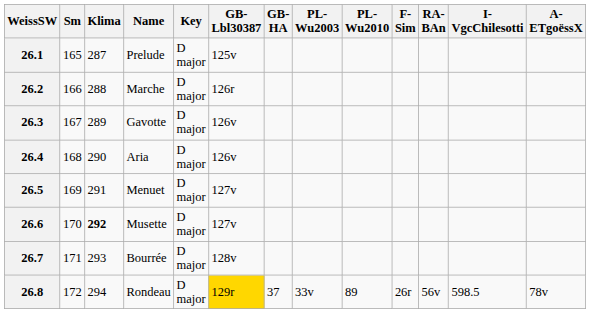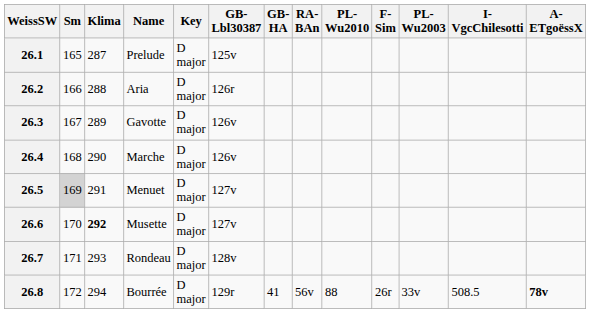columns swapped: (317, 21) <-> (434, 21)
(146, 89) Marche -> (138, 89) Aria
(138, 156) Aria -> (146, 156) Marche
(72, 190) no background -> (72, 190) lightgrey background
(147, 258) Bourrée -> (149, 258) Rondeau
(149, 292) Rondeau -> (147, 292) Bourrée
(223, 292) gold background -> (223, 292) no background
(273, 292) 37 -> (273, 292) 41
(351, 292) 89 -> (331, 292) 88
(466, 292) 598.5 -> (466, 292) 508.5
(539, 292) normal -> (539, 292) bold
